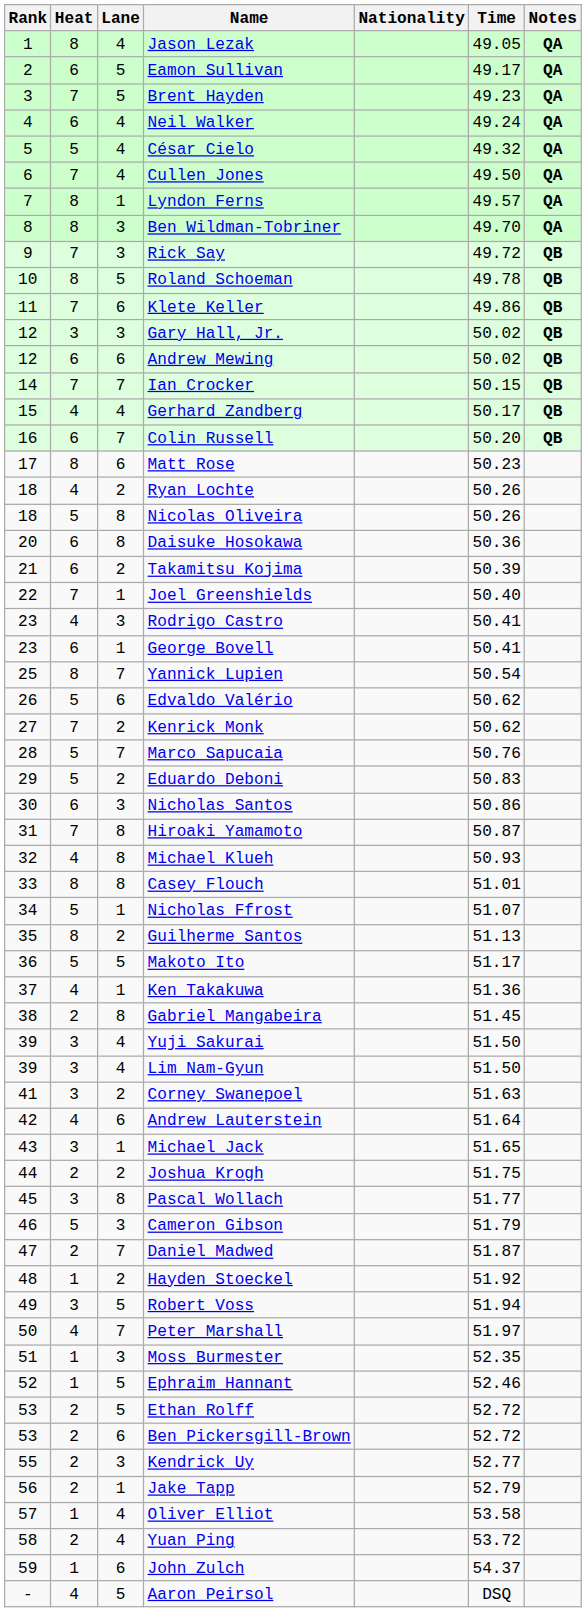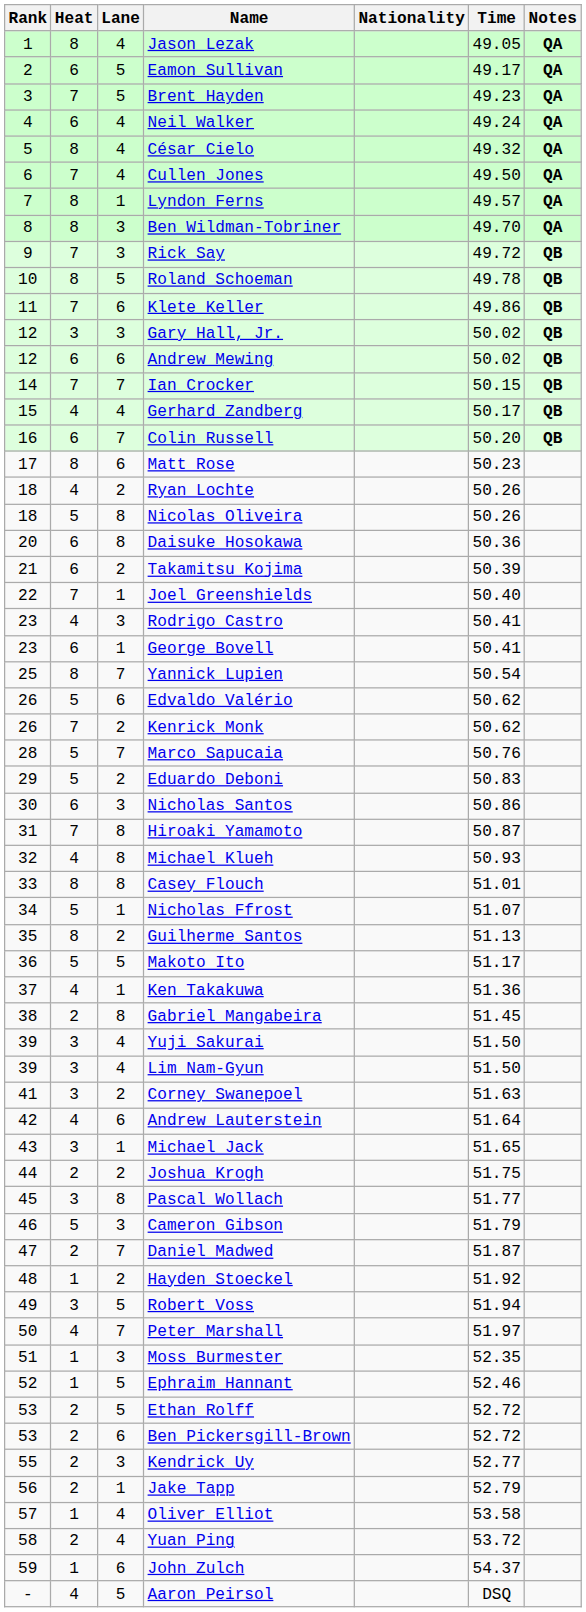(74, 149) 5 -> (74, 149) 8
(28, 727) 27 -> (28, 727) 26
